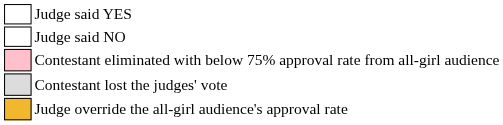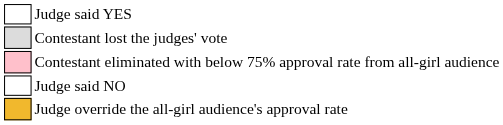rows swapped: (80, 36) <-> (131, 84)
